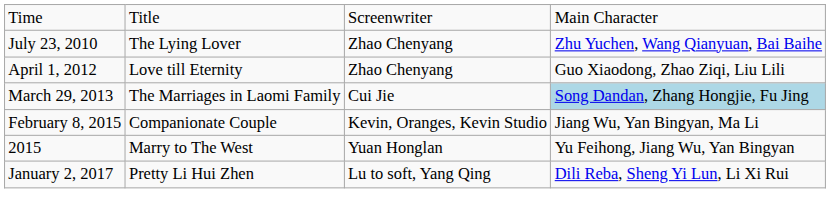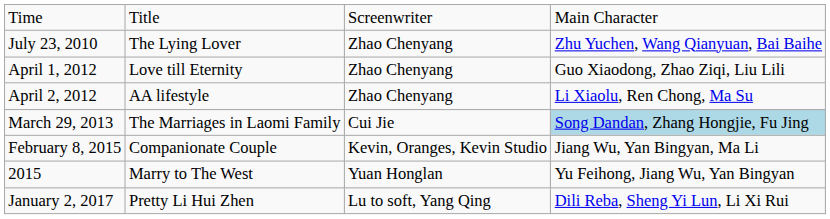+ row: (52, 95)
